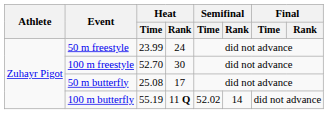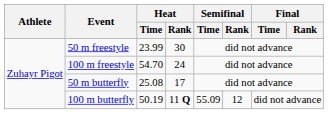(180, 47) 24 -> (180, 47) 30
(151, 65) 52.70 -> (151, 65) 54.70
(180, 65) 30 -> (180, 65) 24
(151, 100) 55.19 -> (151, 100) 50.19
(208, 100) 52.02 -> (208, 100) 55.09
(237, 100) 14 -> (237, 100) 12
